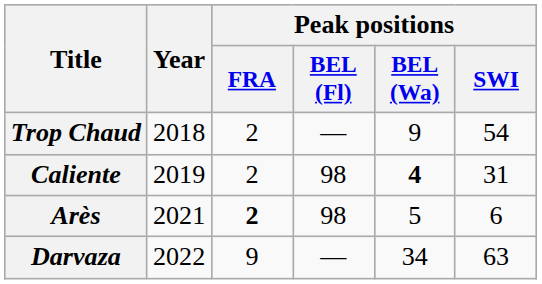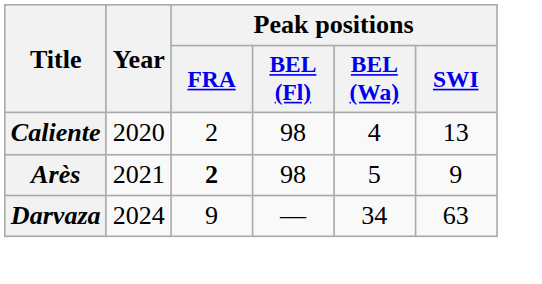- row: (76, 132)
(179, 174) 2019 -> (139, 132) 2020
(415, 174) bold -> (374, 132) normal
(496, 174) 31 -> (456, 132) 13
(496, 215) 6 -> (456, 174) 9
(179, 257) 2022 -> (139, 215) 2024
